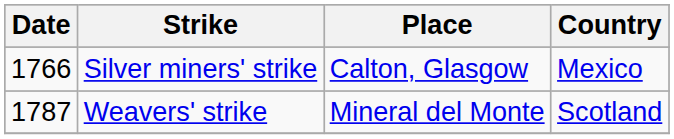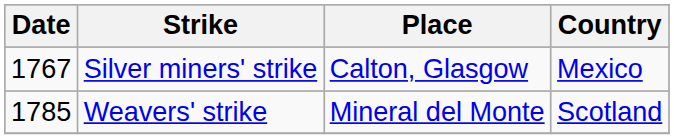(41, 68) 1766 -> (41, 68) 1767
(41, 111) 1787 -> (41, 111) 1785
